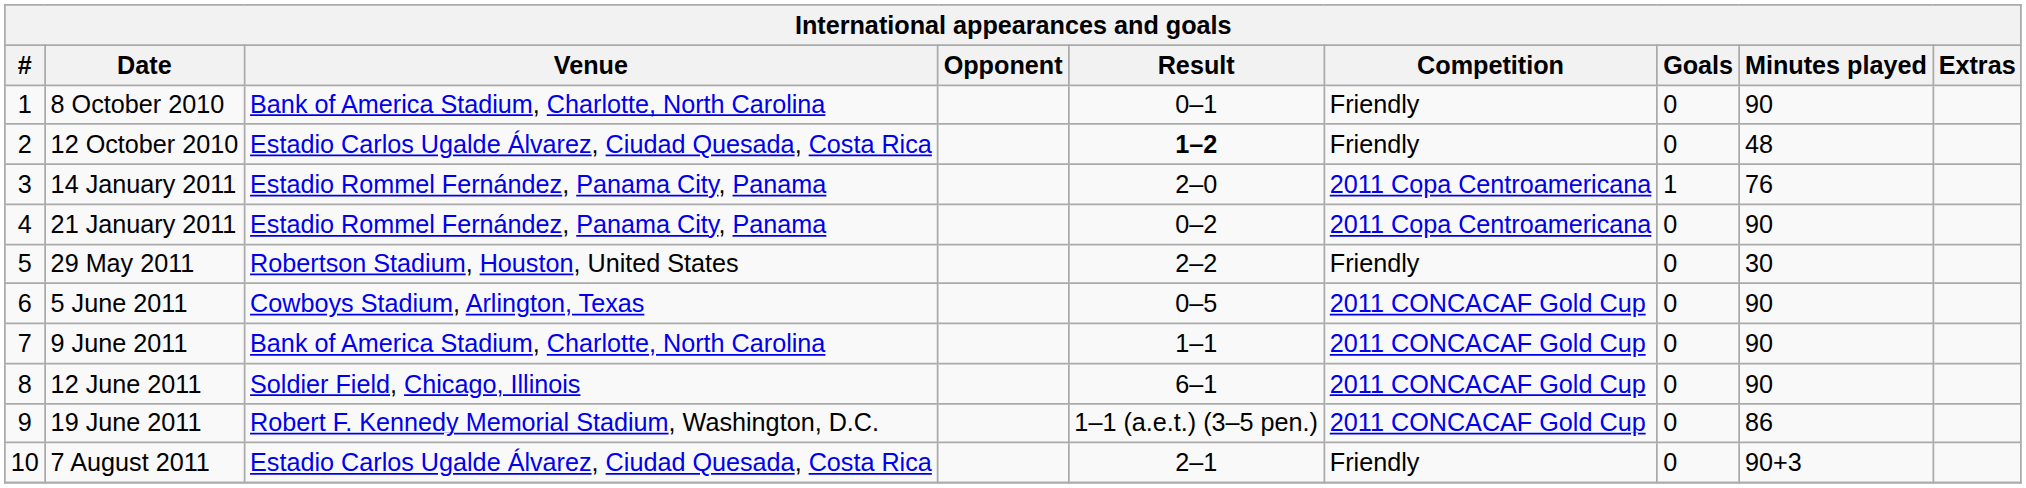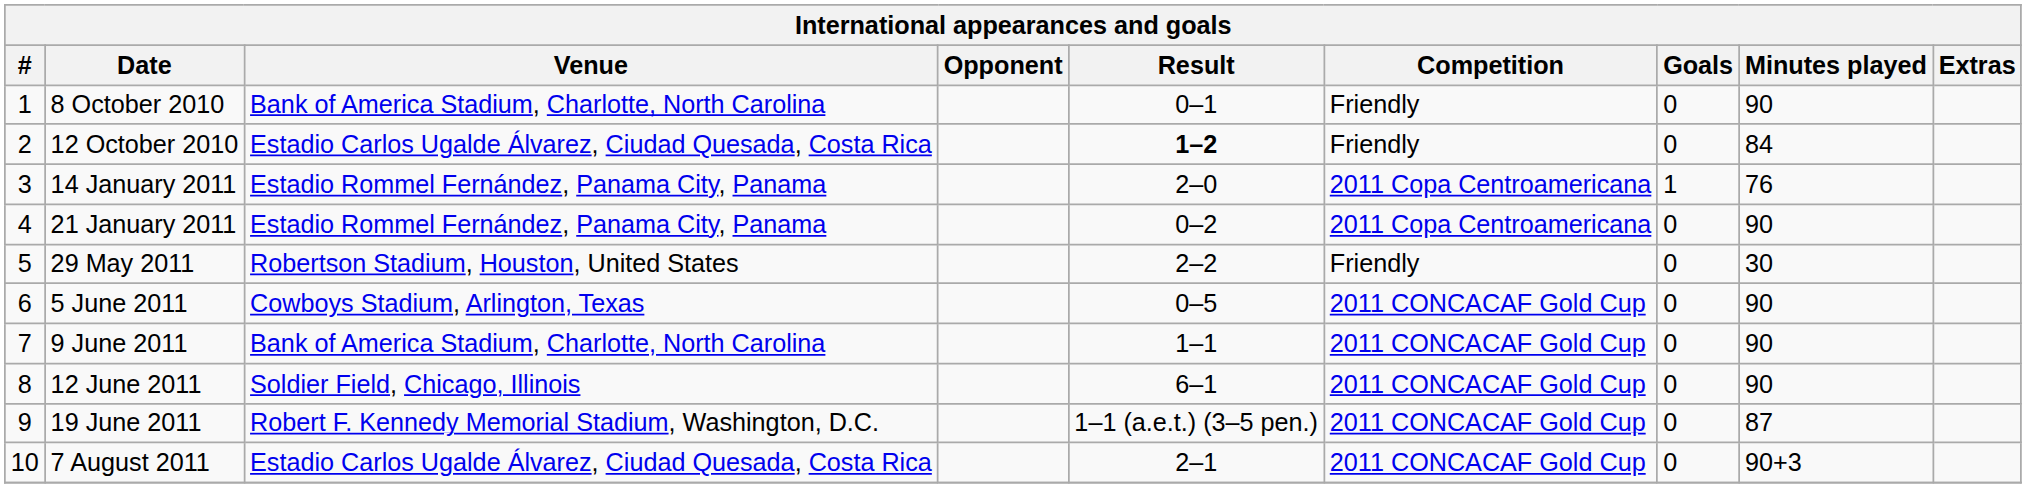(1759, 145) 48 -> (1759, 145) 84
(1759, 423) 86 -> (1759, 423) 87
(1375, 463) Friendly -> (1488, 463) 2011 CONCACAF Gold Cup
